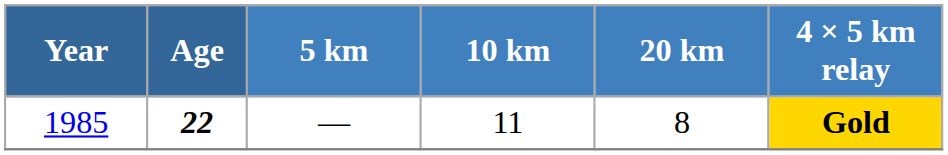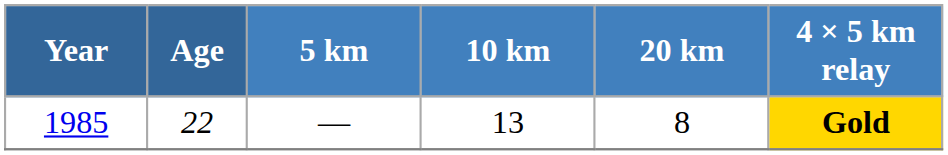(197, 122) bold -> (197, 122) normal
(508, 122) 11 -> (508, 122) 13
